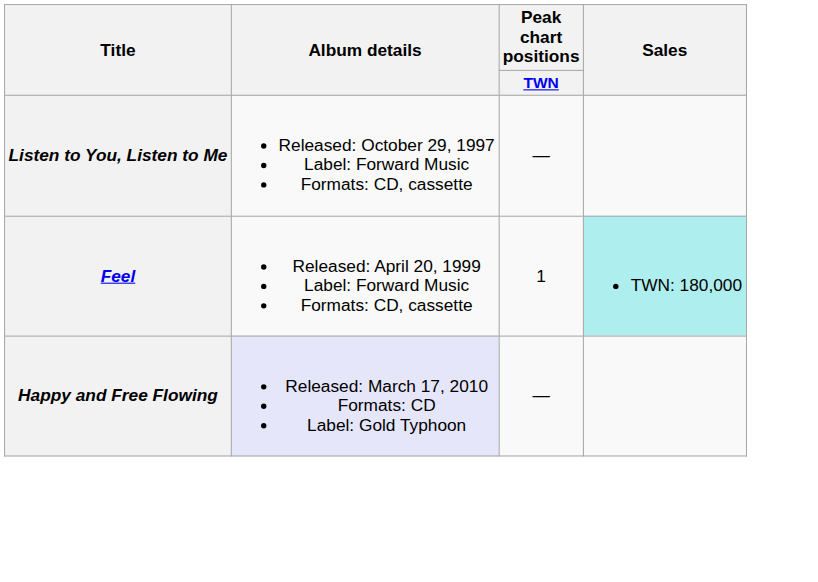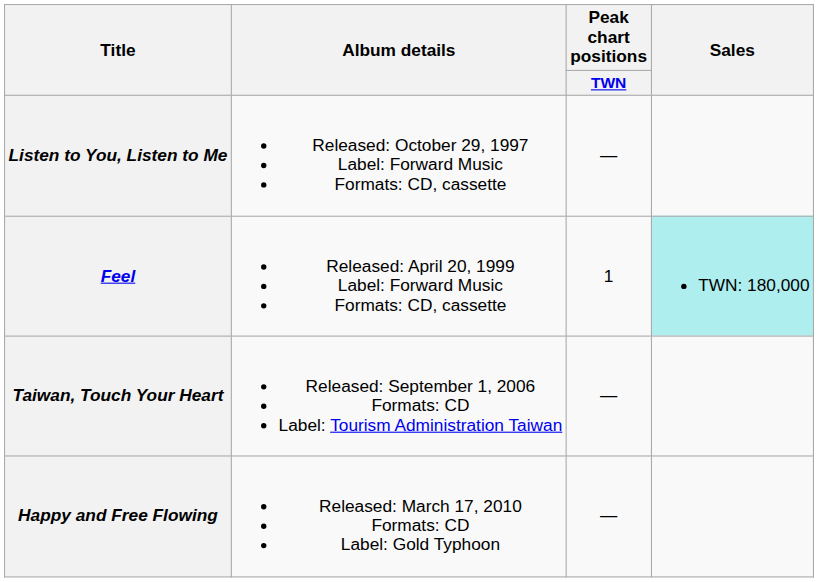+ row: (118, 396)
(365, 406) lavender background -> (399, 526) no background
